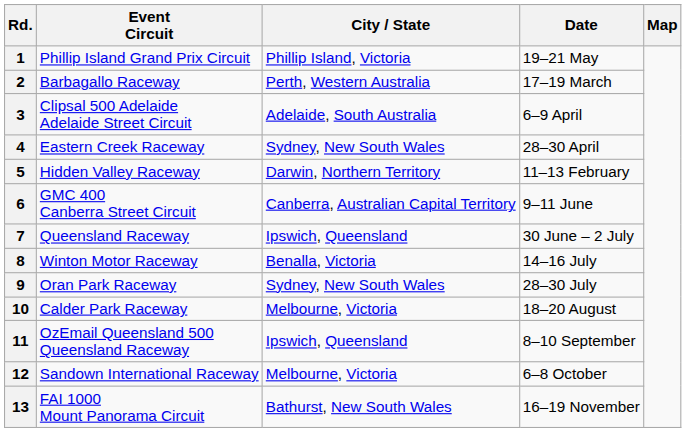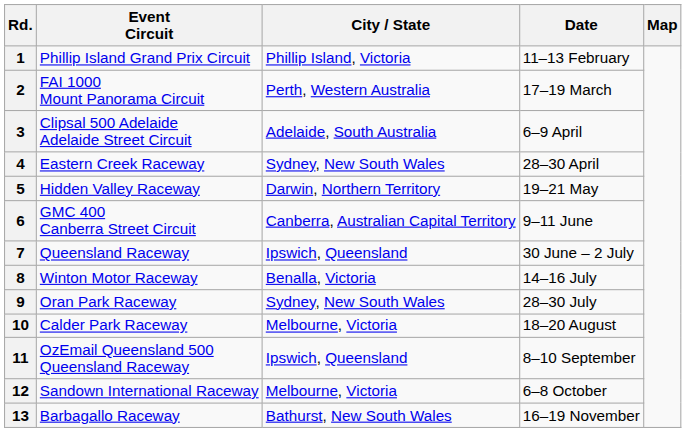(561, 58) 19–21 May -> (576, 58) 11–13 February
(110, 82) Barbagallo Raceway -> (122, 91) FAI 1000 Mount Panorama Circuit
(576, 171) 11–13 February -> (561, 188) 19–21 May
(122, 407) FAI 1000 Mount Panorama Circuit -> (110, 415) Barbagallo Raceway
